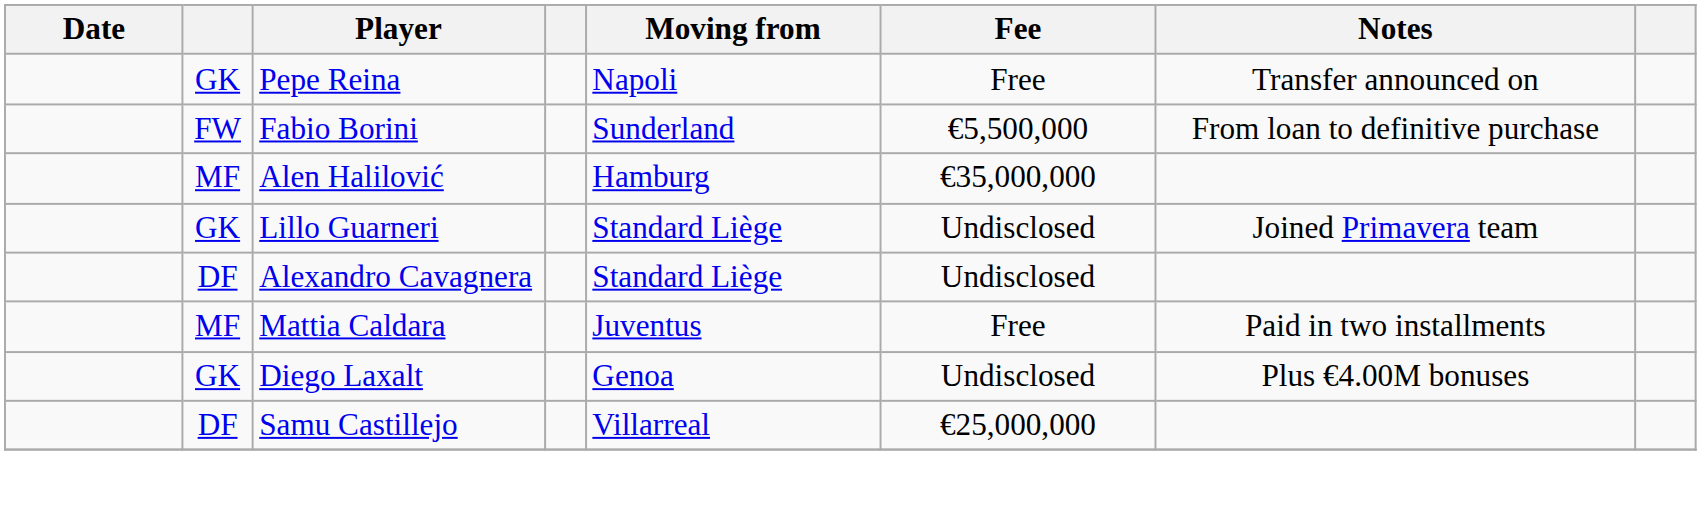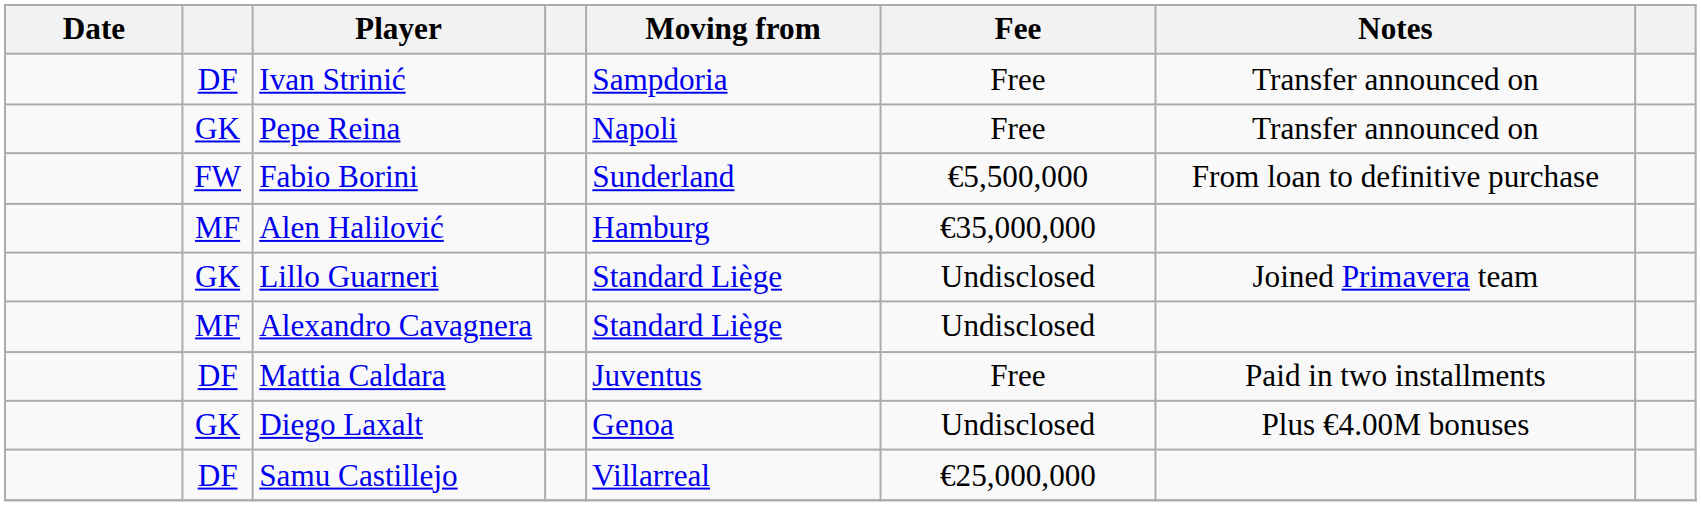+ row: (332, 78)
(218, 276) DF -> (218, 326) MF
(218, 326) MF -> (218, 375) DF
